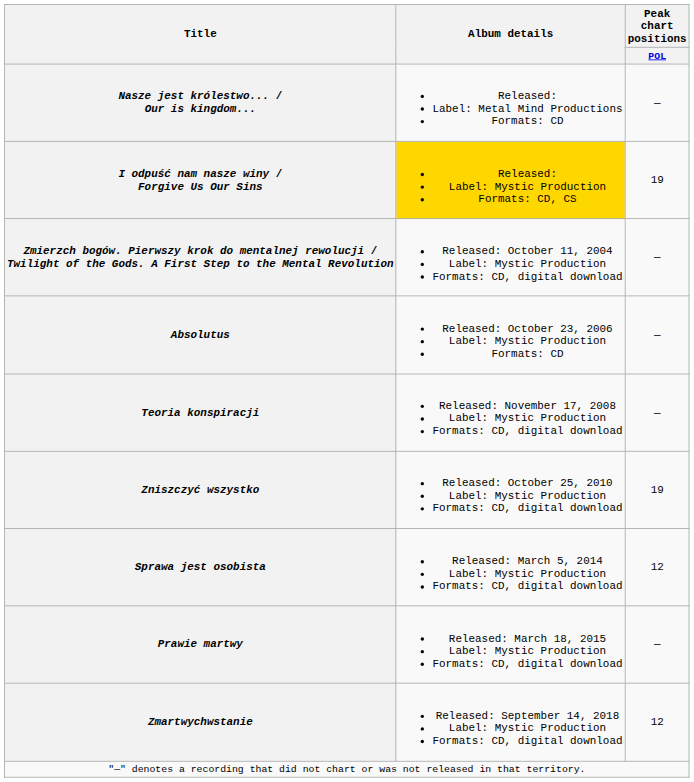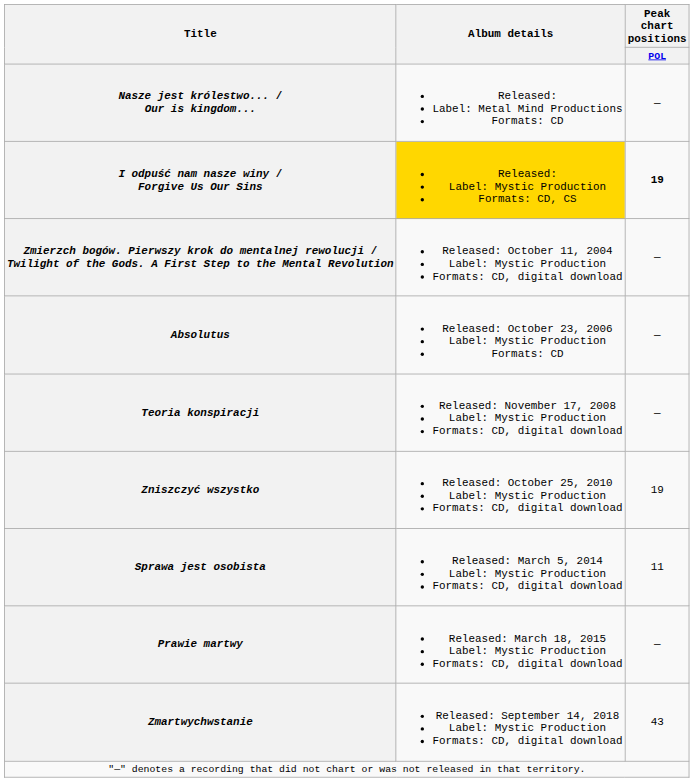(657, 180) normal -> (657, 180) bold
(657, 567) 12 -> (657, 567) 11
(657, 722) 12 -> (657, 722) 43
